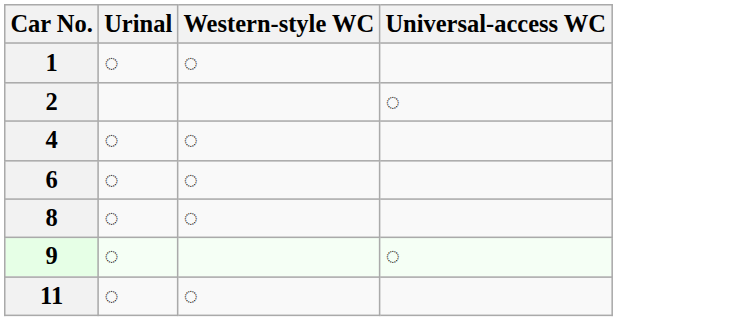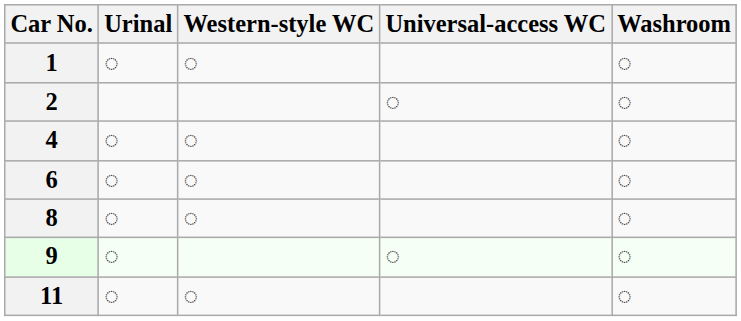+ column: (674, 23)
